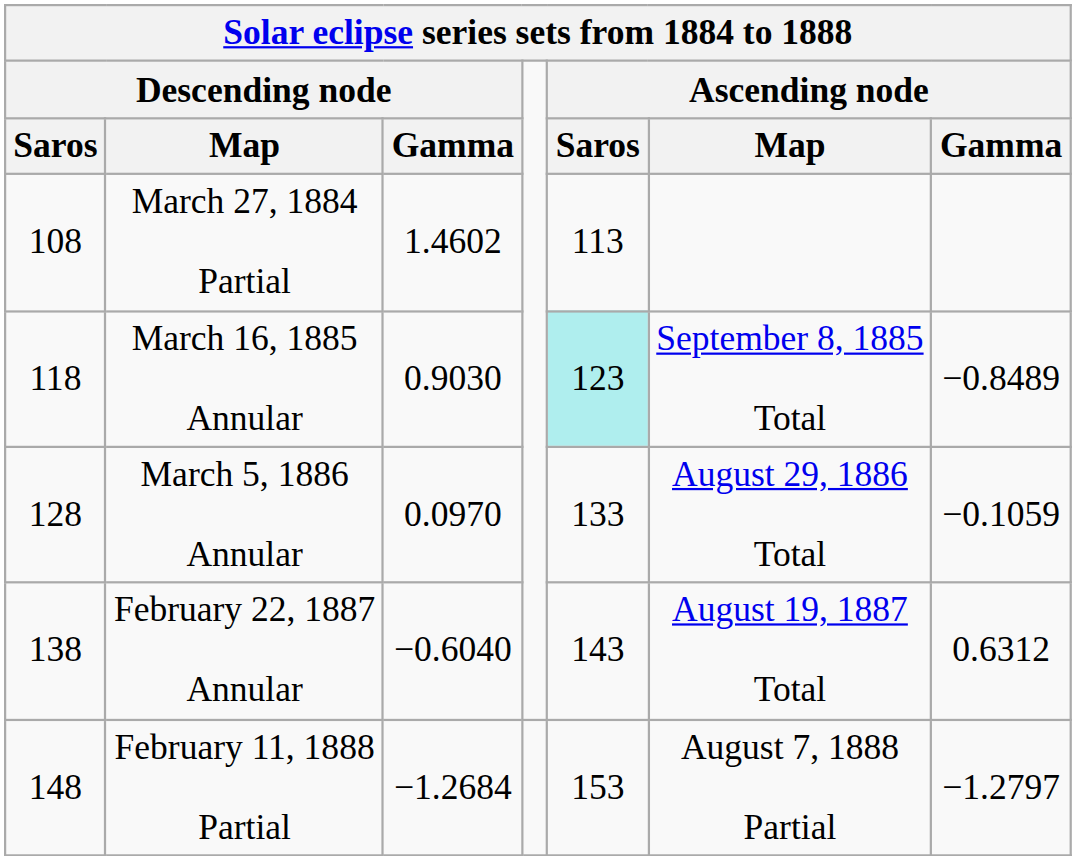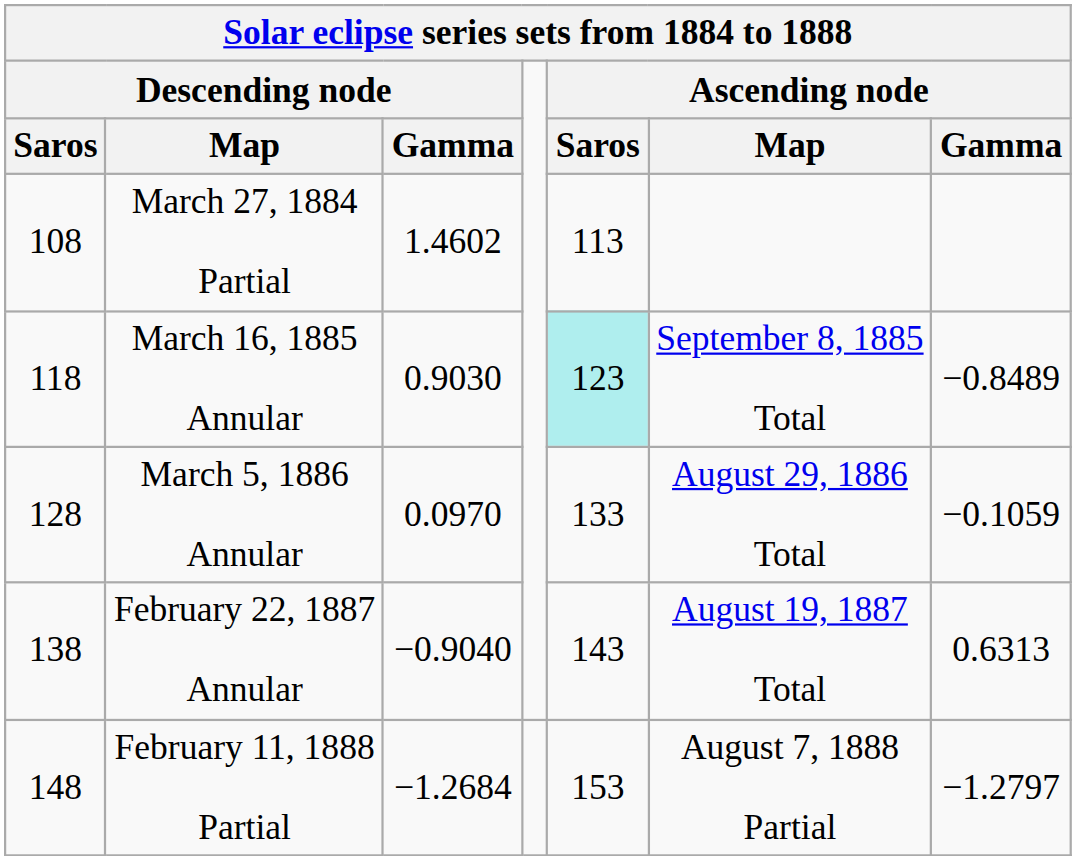(453, 650) −0.6040 -> (453, 650) −0.9040
(1001, 650) 0.6312 -> (1001, 650) 0.6313
